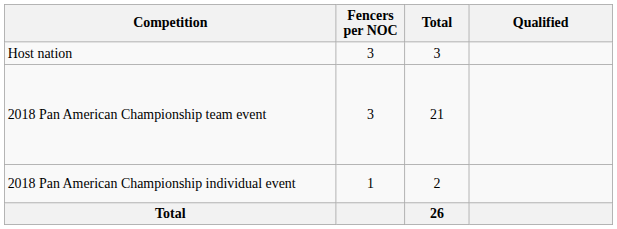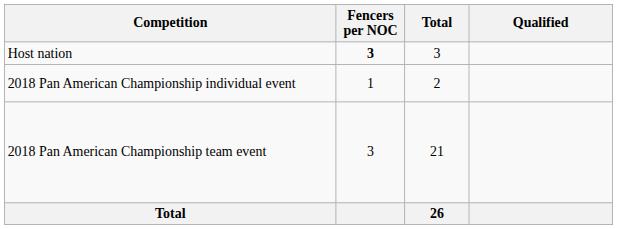(371, 53) normal -> (371, 53) bold
rows swapped: (137, 114) <-> (152, 183)
